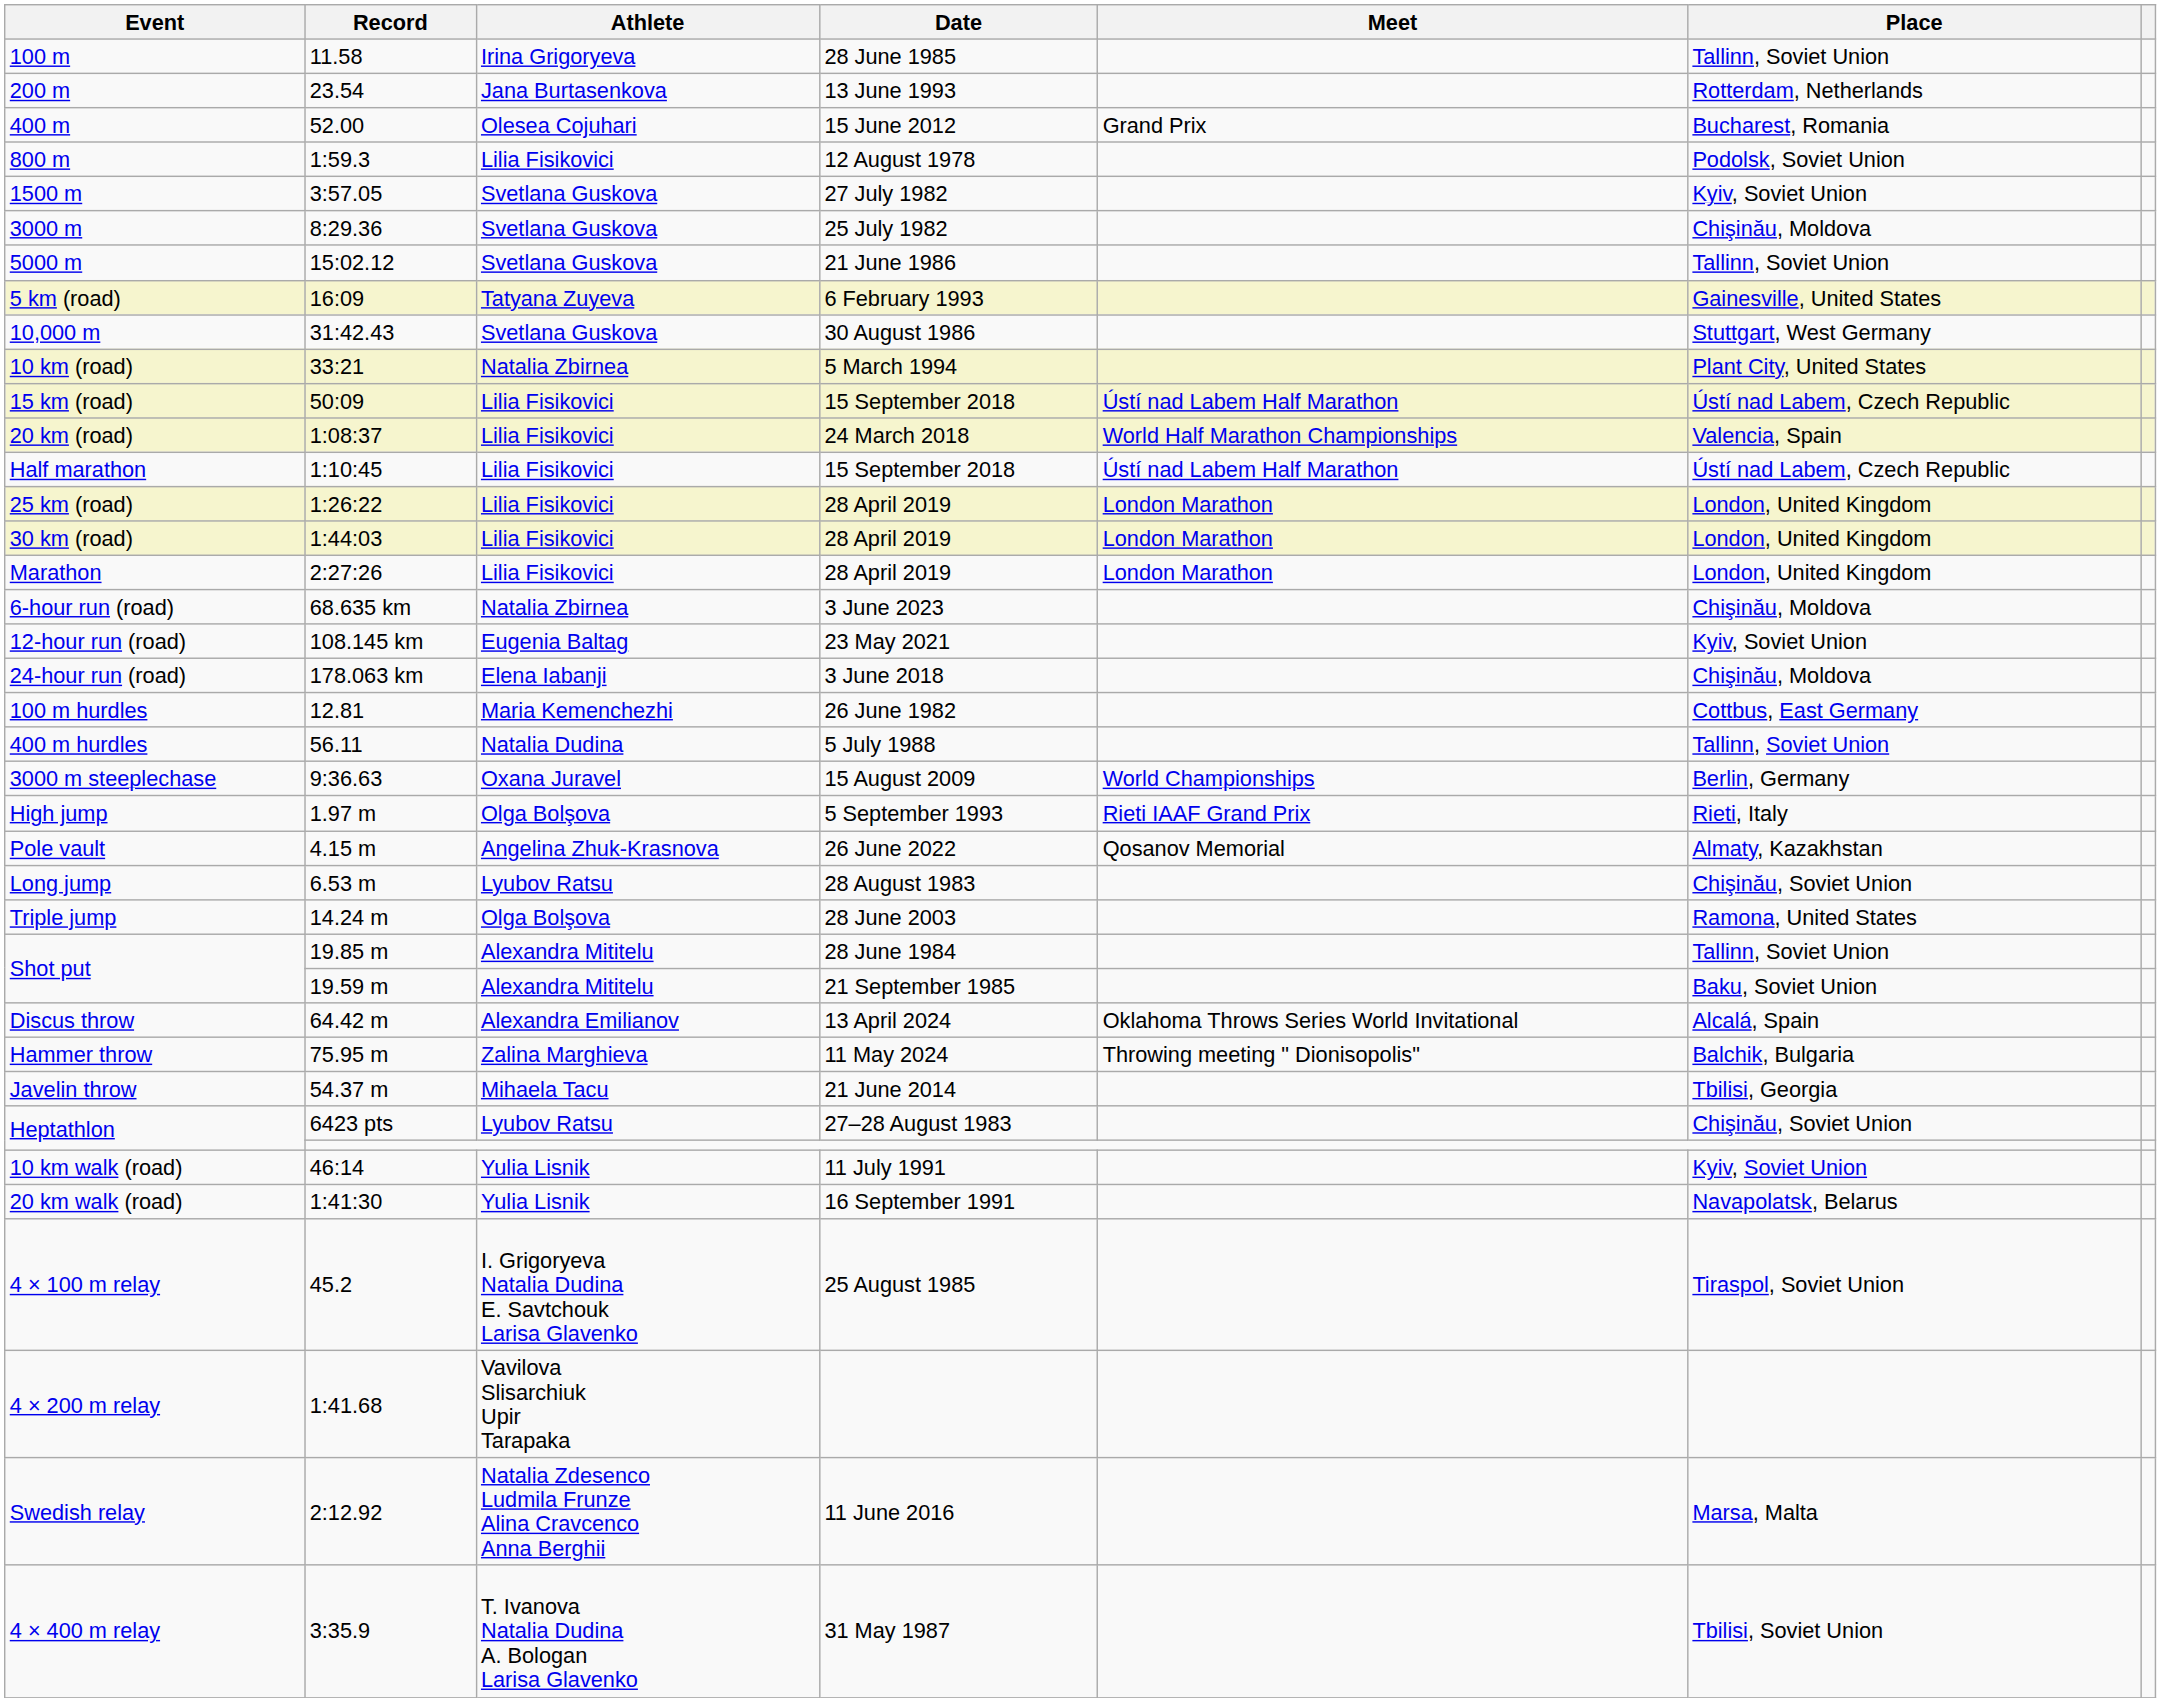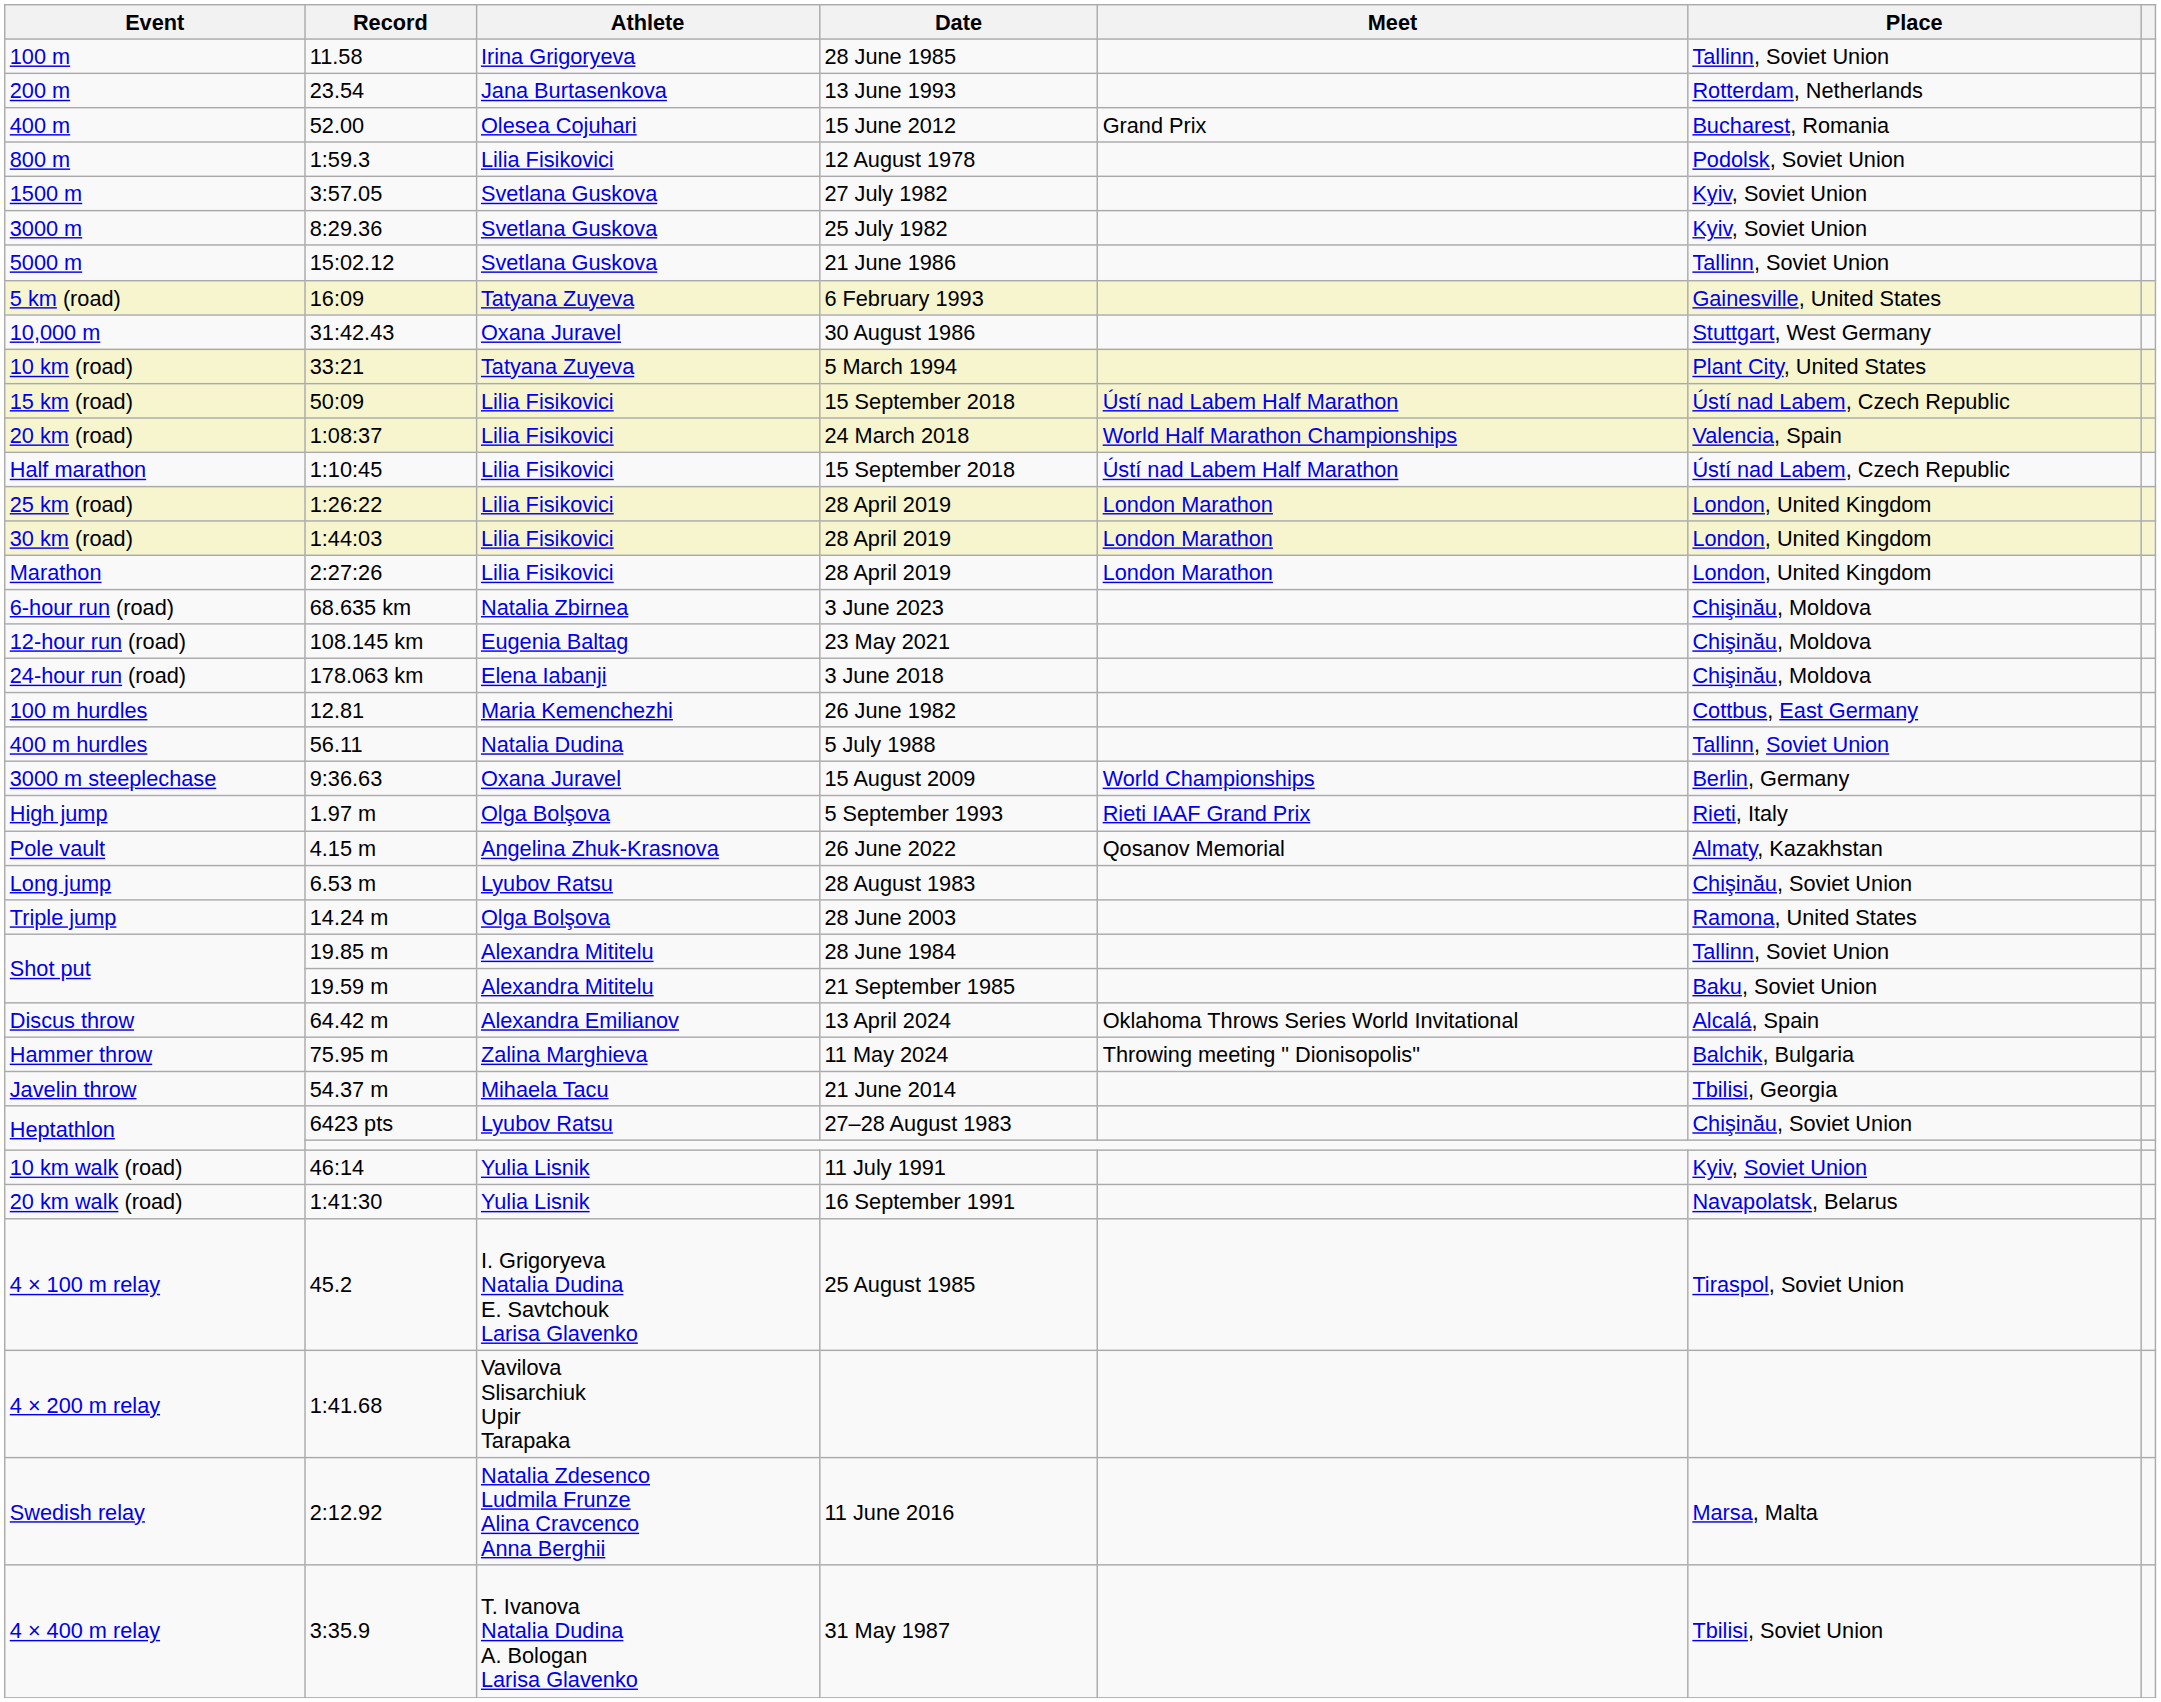(1782, 229) Chişinău, Moldova -> (1780, 229) Kyiv, Soviet Union
(569, 332) Svetlana Guskova -> (551, 332) Oxana Juravel
(555, 366) Natalia Zbirnea -> (558, 366) Tatyana Zuyeva
(1780, 641) Kyiv, Soviet Union -> (1782, 641) Chişinău, Moldova
